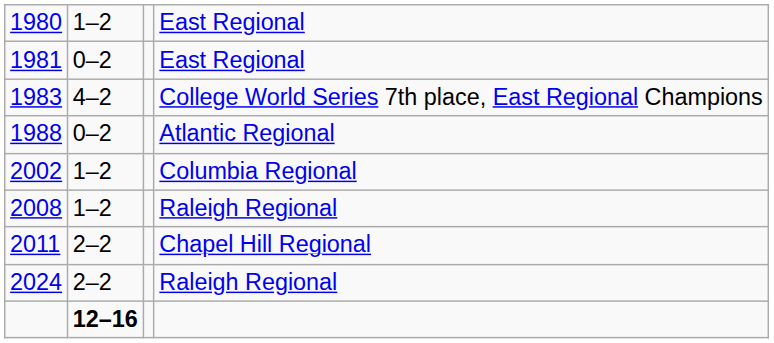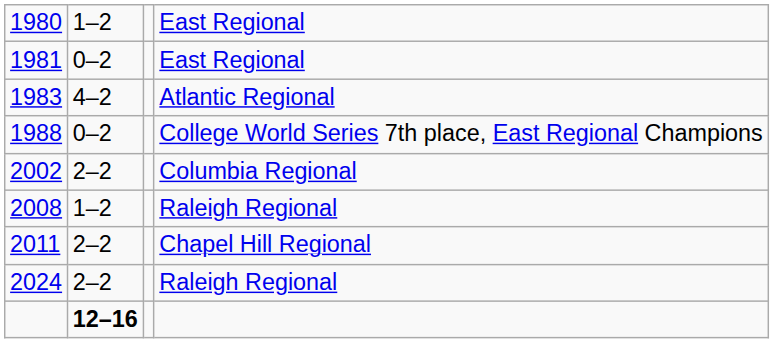(461, 97) College World Series 7th place, East Regional Champions -> (247, 97) Atlantic Regional
(247, 134) Atlantic Regional -> (461, 134) College World Series 7th place, East Regional Champions
(92, 171) 1–2 -> (92, 171) 2–2
